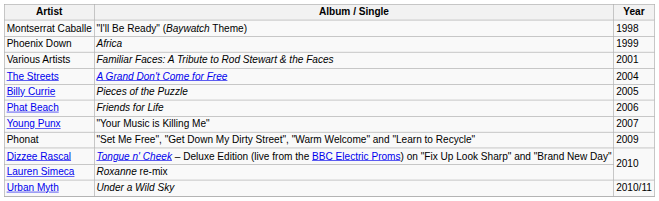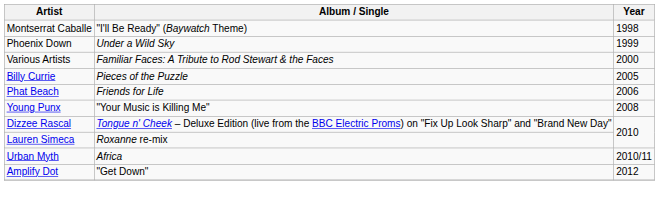(109, 44) Africa -> (135, 44) Under a Wild Sky
(627, 60) 2001 -> (627, 60) 2000
- row: (33, 76)
(627, 124) 2007 -> (627, 108) 2008
- row: (23, 140)
(135, 188) Under a Wild Sky -> (109, 156) Africa
+ row: (32, 172)
